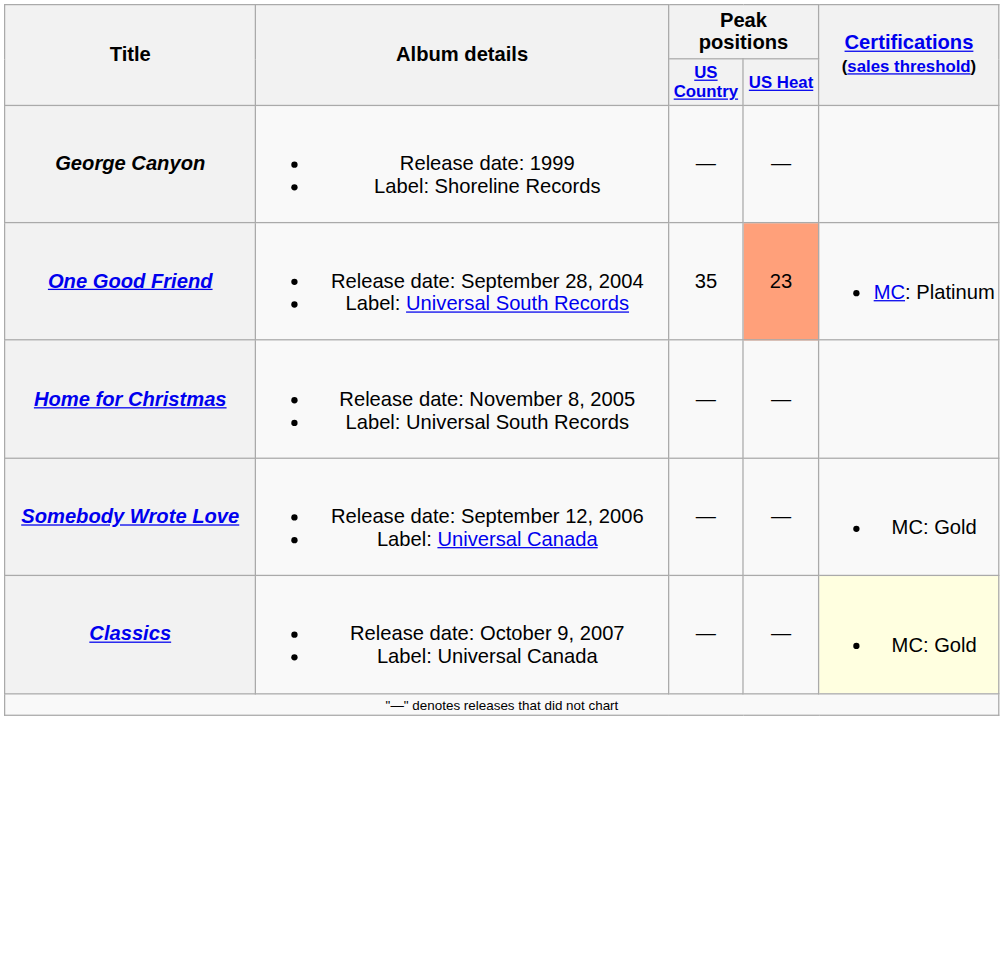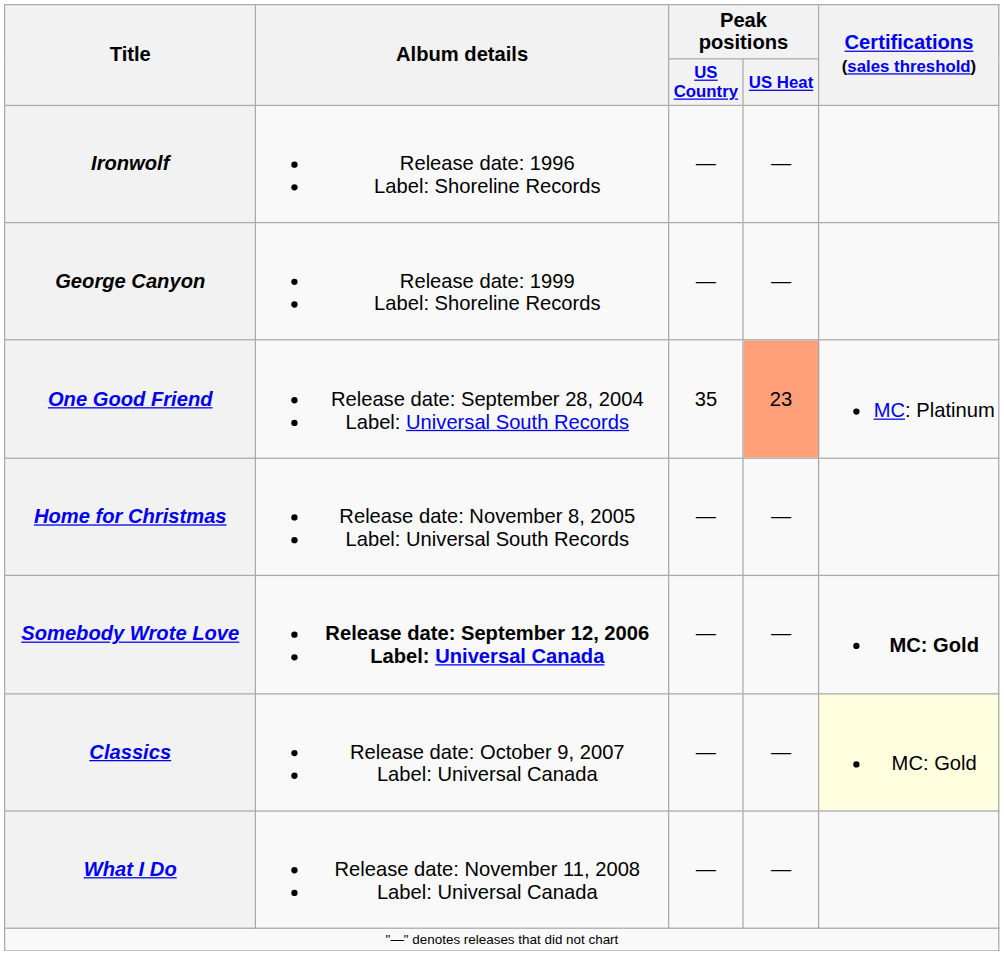+ row: (130, 163)
(462, 528) normal -> (462, 646) bold
(909, 528) normal -> (909, 646) bold
+ row: (130, 869)
